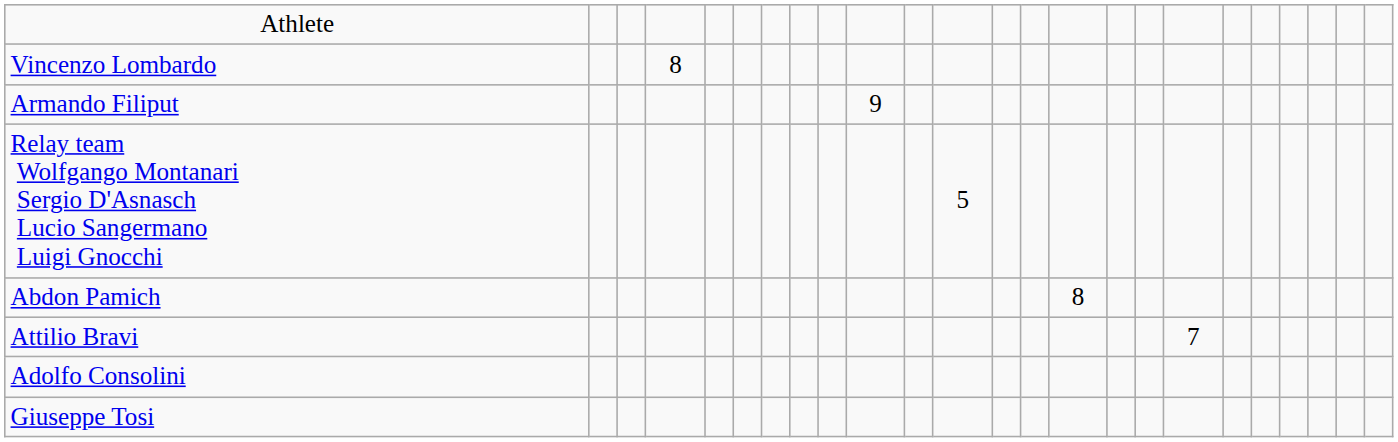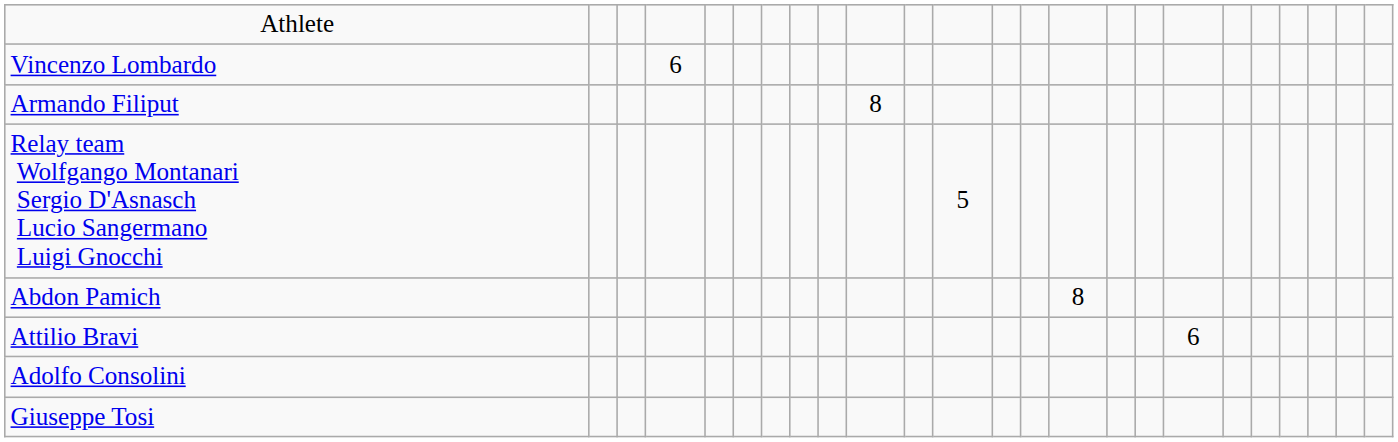(675, 64) 8 -> (675, 64) 6
(876, 104) 9 -> (876, 104) 8
(1193, 336) 7 -> (1193, 336) 6
